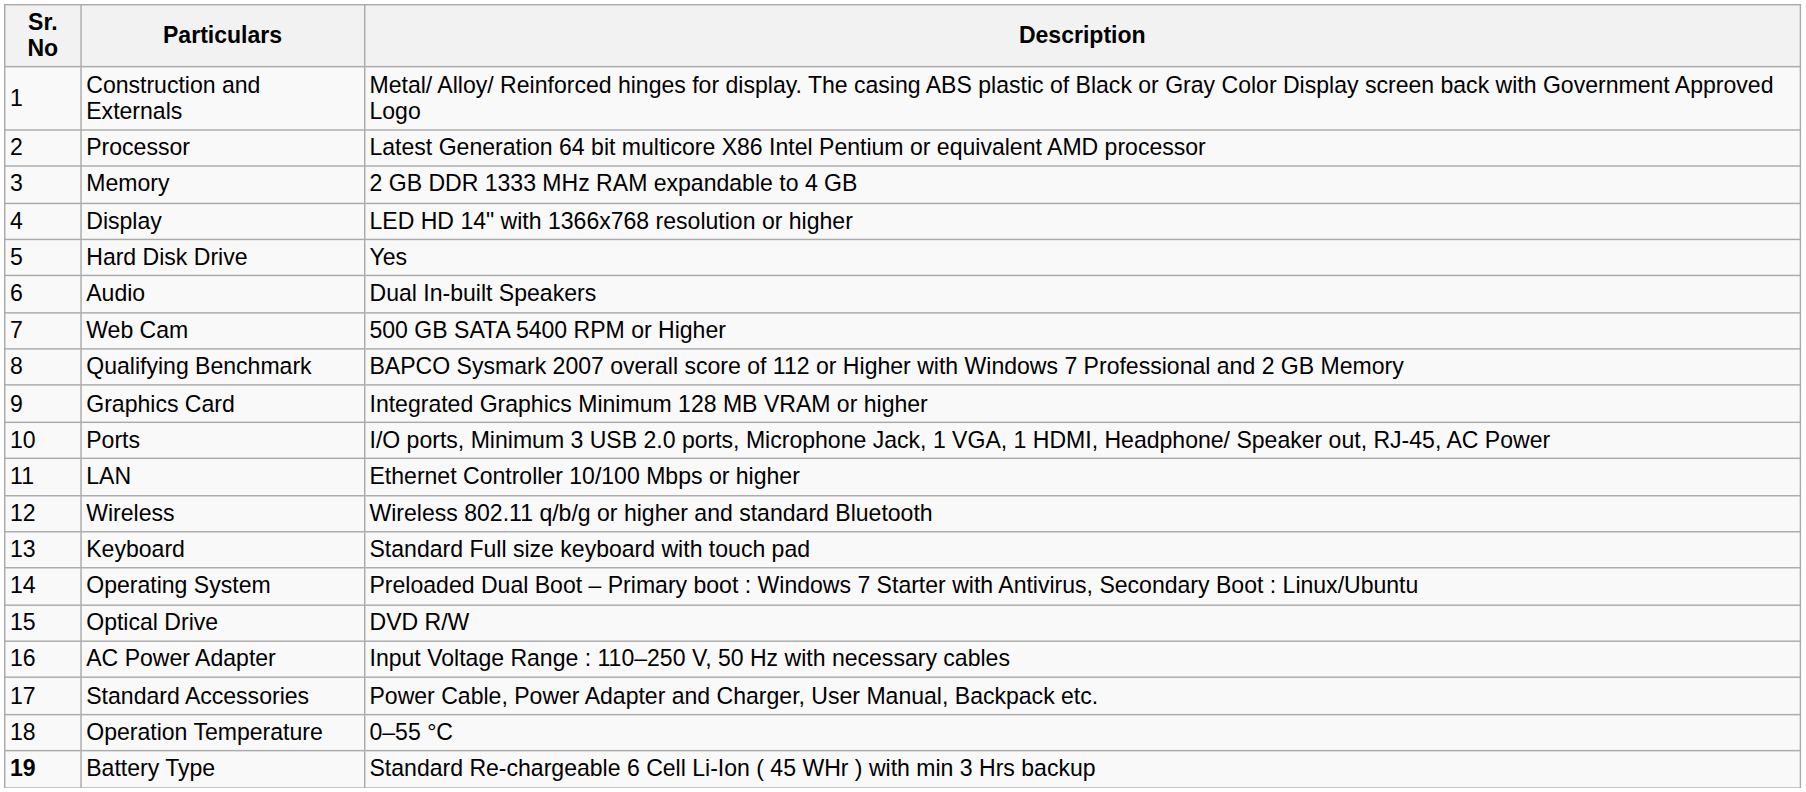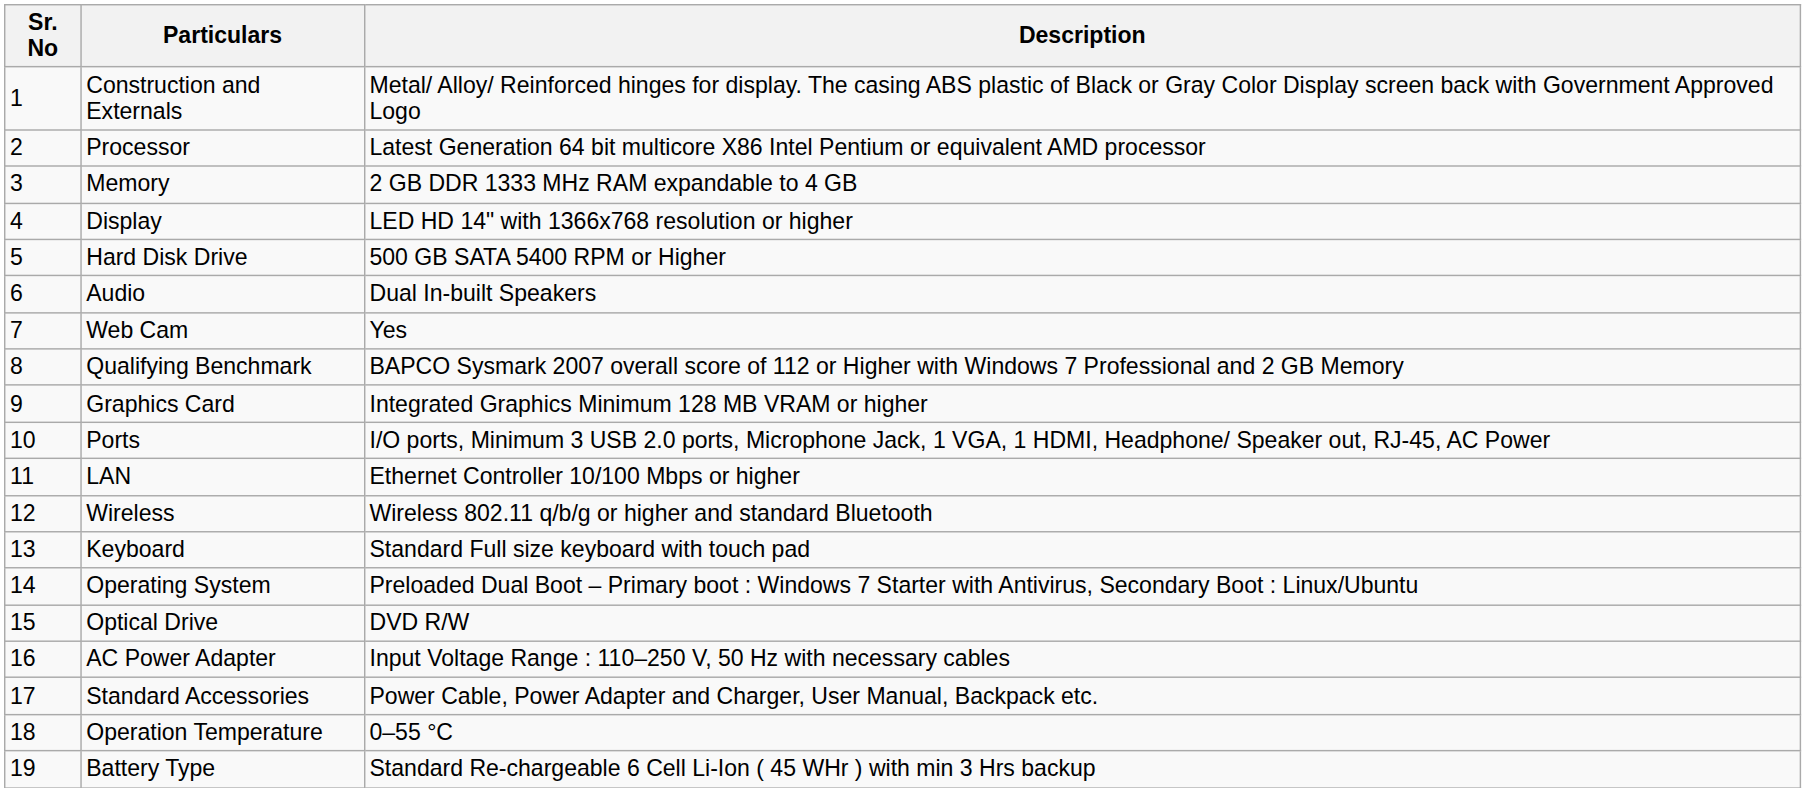(388, 257) Yes -> (548, 257) 500 GB SATA 5400 RPM or Higher
(548, 330) 500 GB SATA 5400 RPM or Higher -> (388, 330) Yes
(23, 768) bold -> (23, 768) normal
